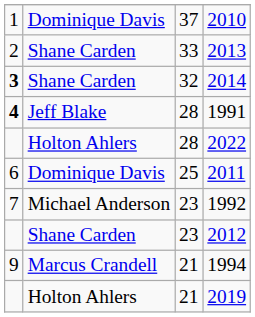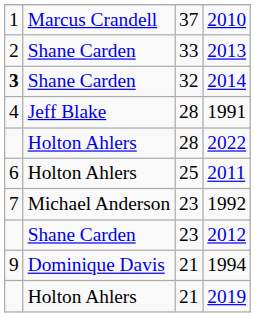(96, 19) Dominique Davis -> (92, 19) Marcus Crandell
(14, 111) bold -> (14, 111) normal
(96, 173) Dominique Davis -> (82, 173) Holton Ahlers
(92, 265) Marcus Crandell -> (96, 265) Dominique Davis
